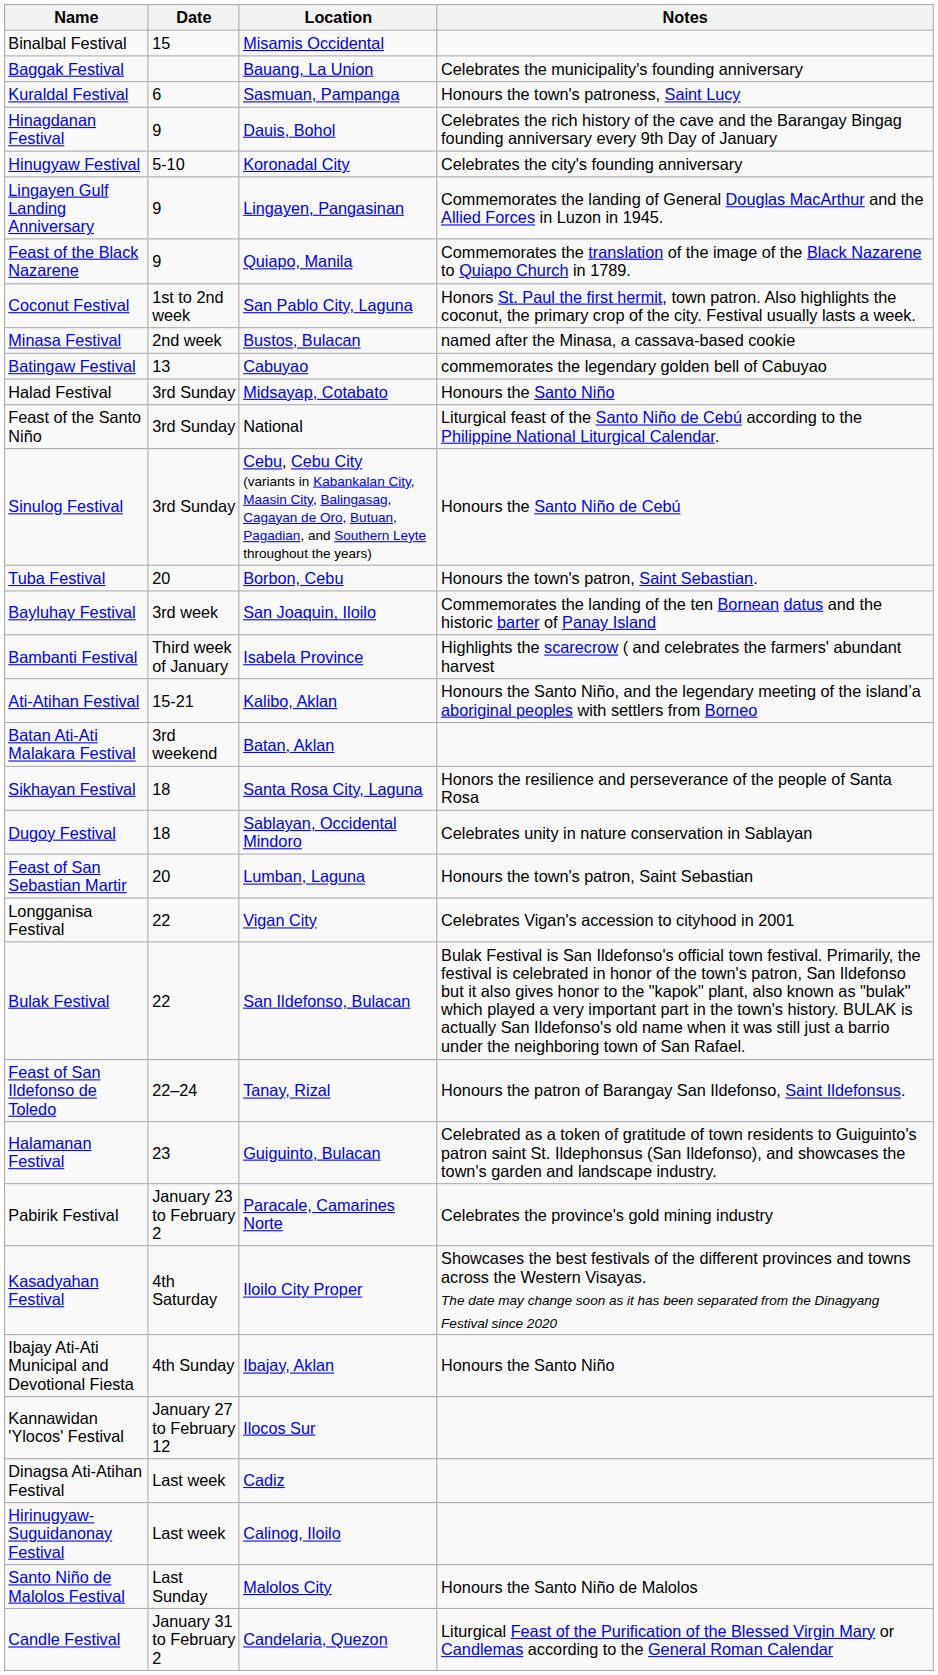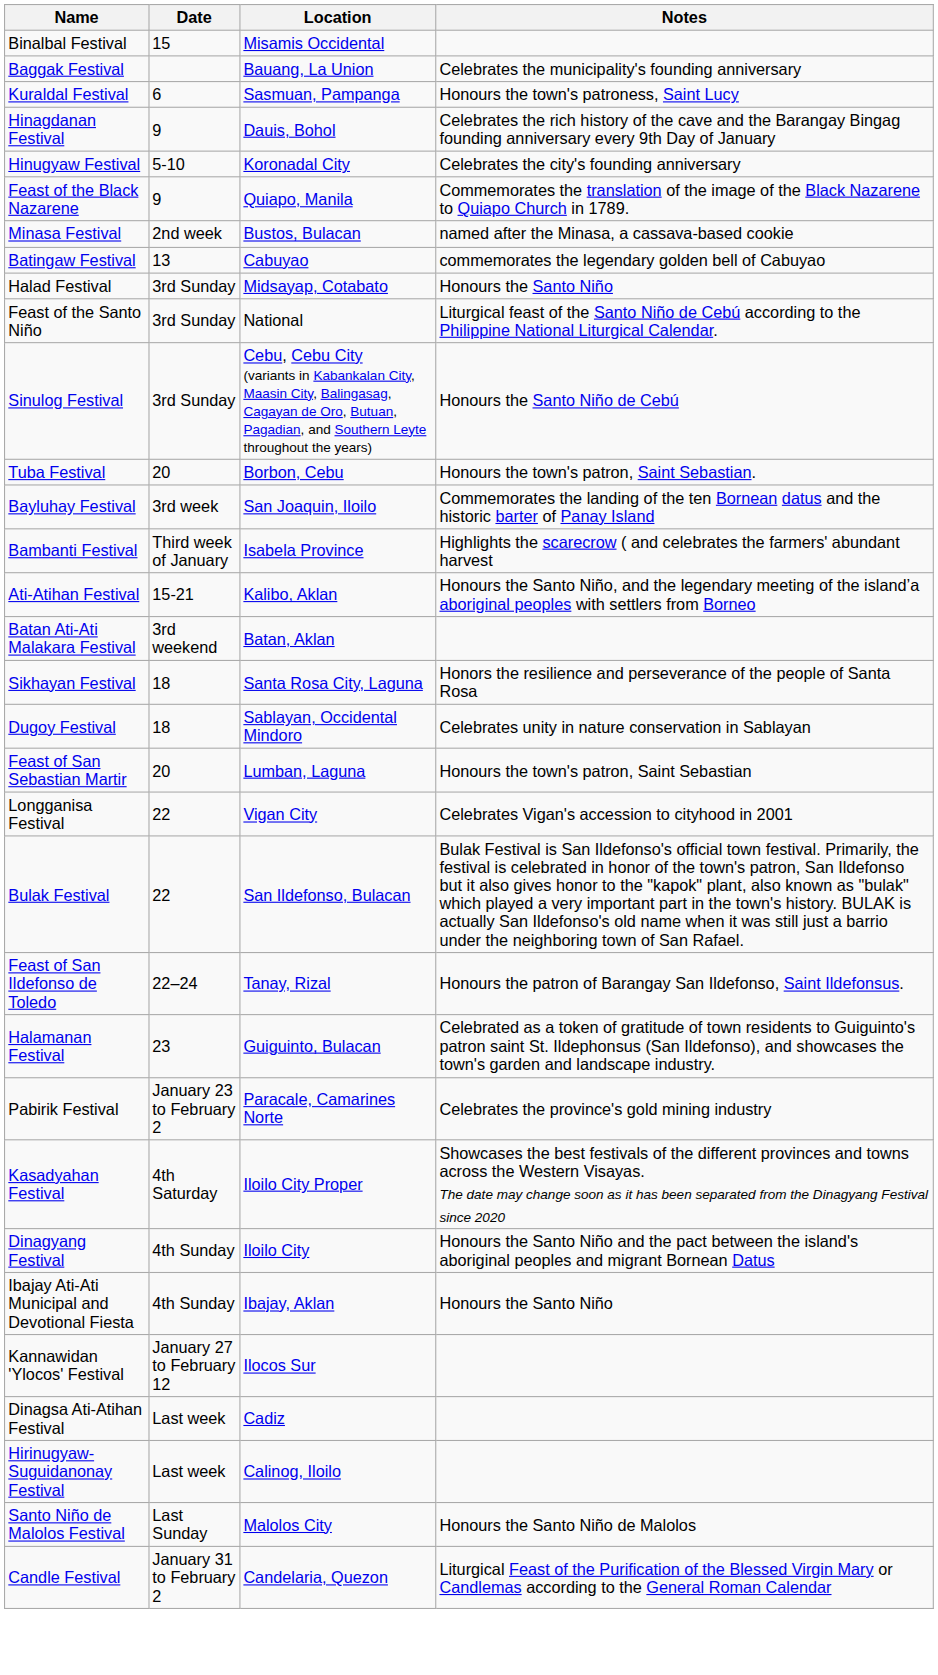- row: (58, 208)
- row: (69, 305)
+ row: (47, 1250)
